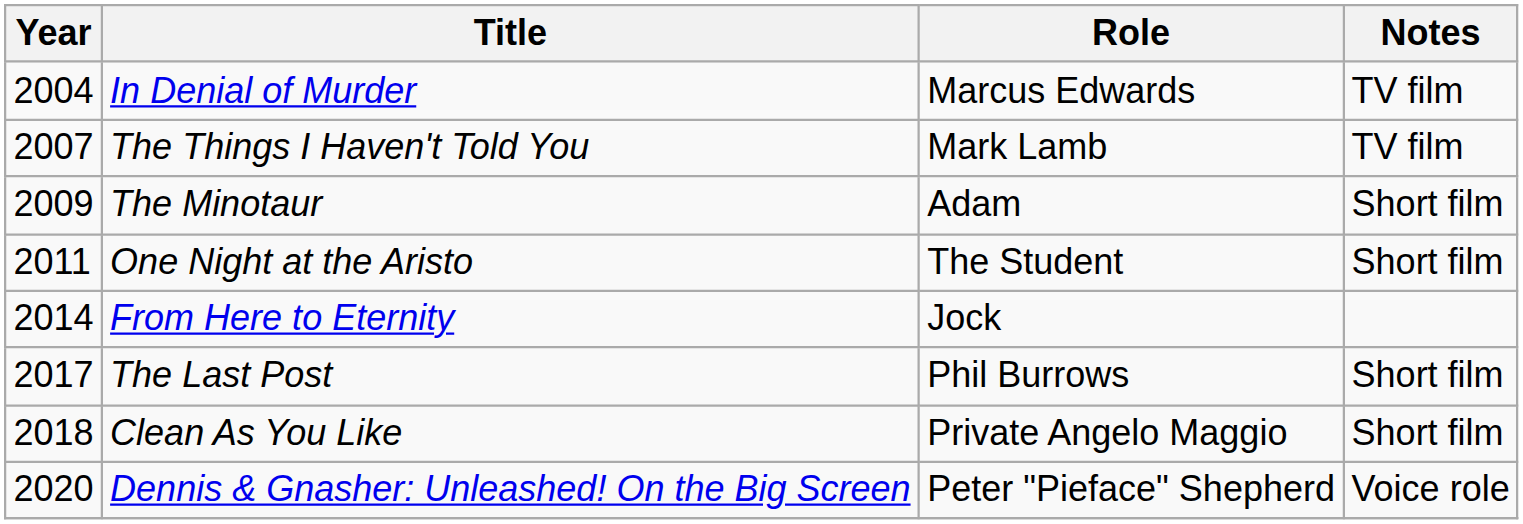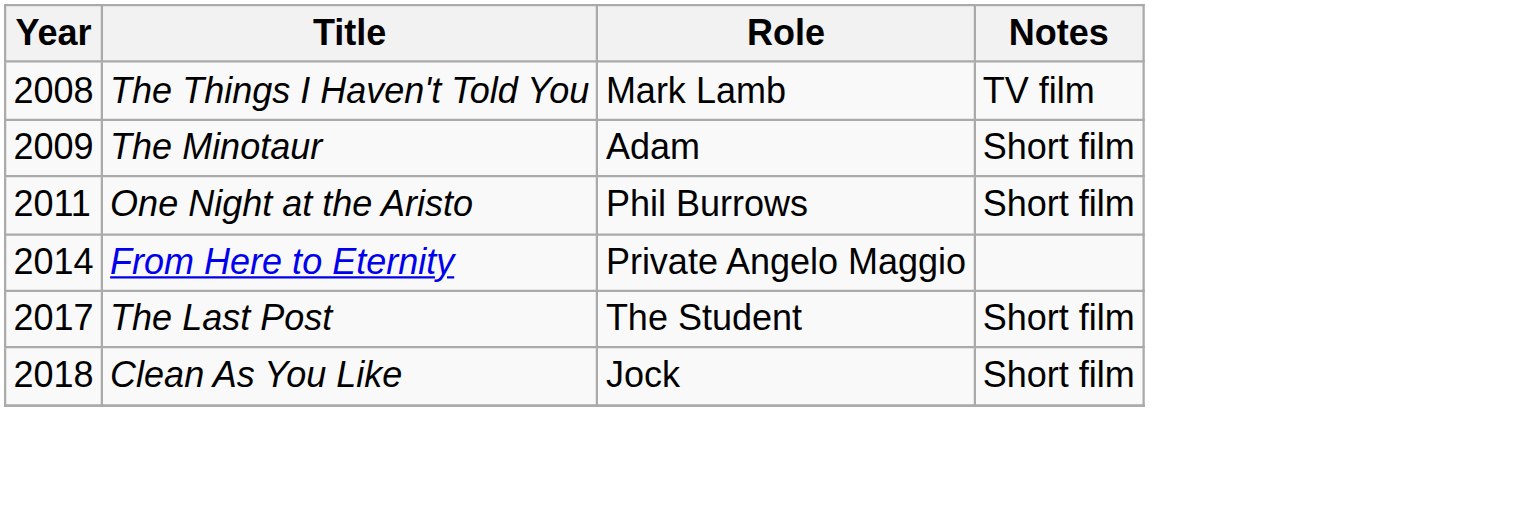- row: (263, 90)
(53, 147) 2007 -> (53, 90) 2008
(1025, 261) The Student -> (707, 204) Phil Burrows
(964, 318) Jock -> (786, 261) Private Angelo Maggio
(1028, 375) Phil Burrows -> (704, 318) The Student
(1107, 432) Private Angelo Maggio -> (643, 375) Jock
- row: (510, 489)
